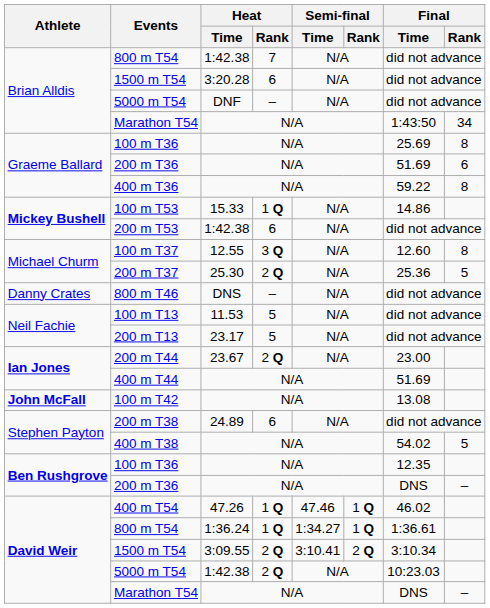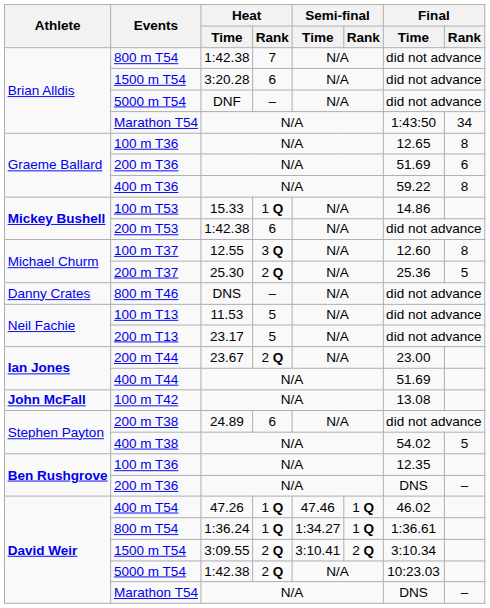(413, 144) 25.69 -> (413, 144) 12.65
